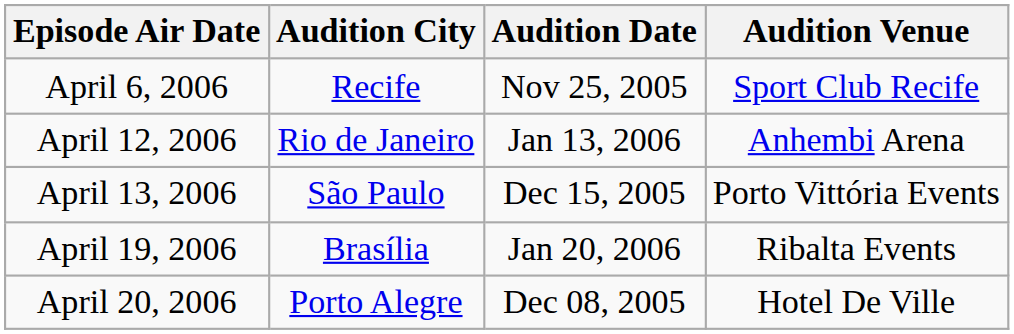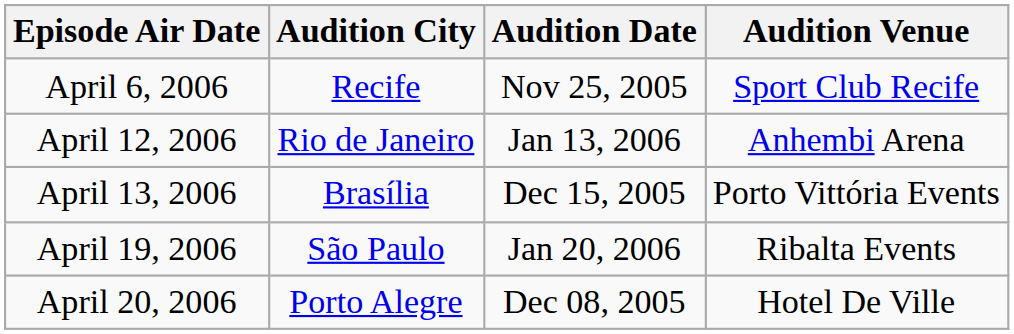(376, 193) São Paulo -> (376, 193) Brasília
(376, 247) Brasília -> (376, 247) São Paulo
